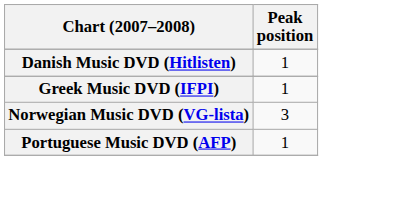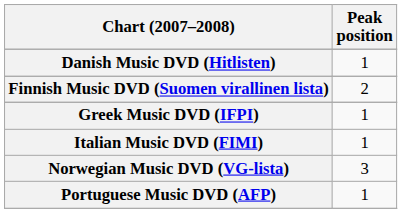+ row: (169, 89)
+ row: (169, 141)
